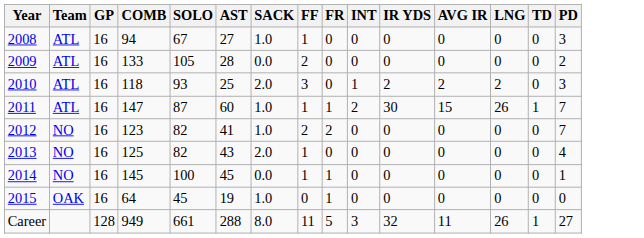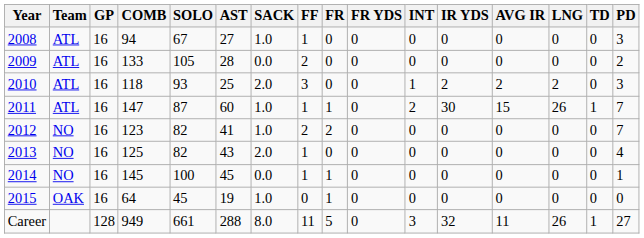+ column: (377, 15)
